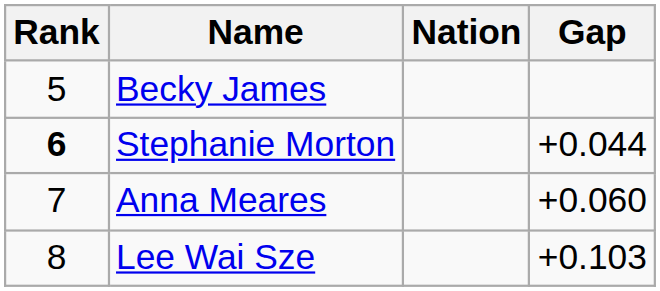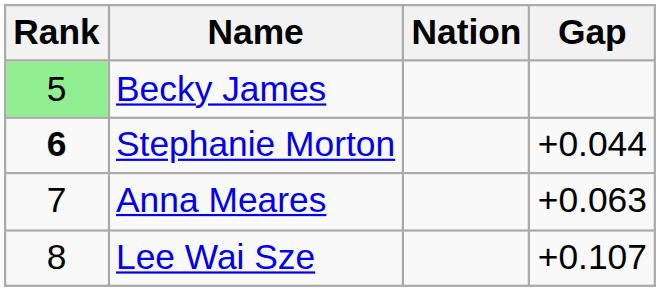(56, 88) no background -> (56, 88) lightgreen background
(592, 200) +0.060 -> (592, 200) +0.063
(592, 256) +0.103 -> (592, 256) +0.107
